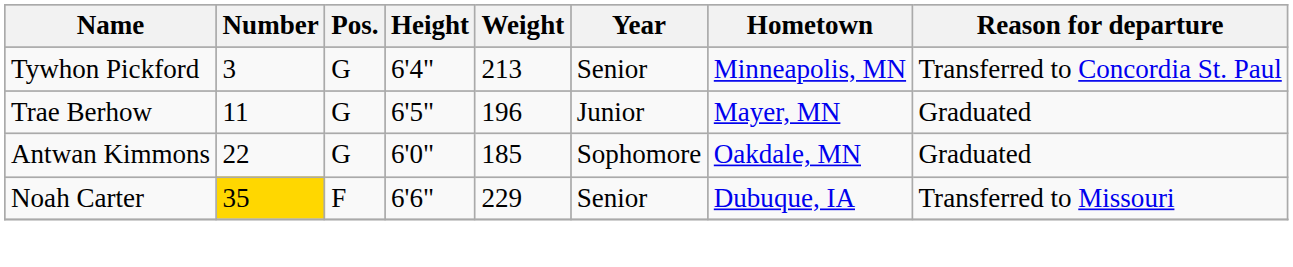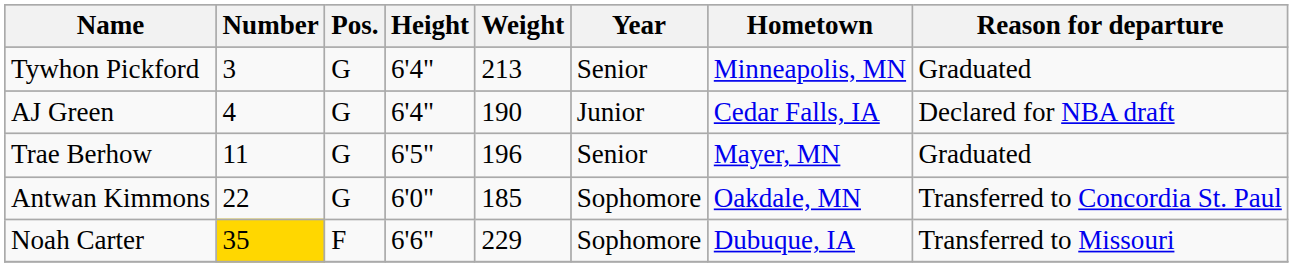(1100, 68) Transferred to Concordia St. Paul -> (975, 68) Graduated
+ row: (63, 111)
(610, 111) Junior -> (612, 154) Senior
(975, 154) Graduated -> (1100, 197) Transferred to Concordia St. Paul
(612, 197) Senior -> (639, 240) Sophomore
